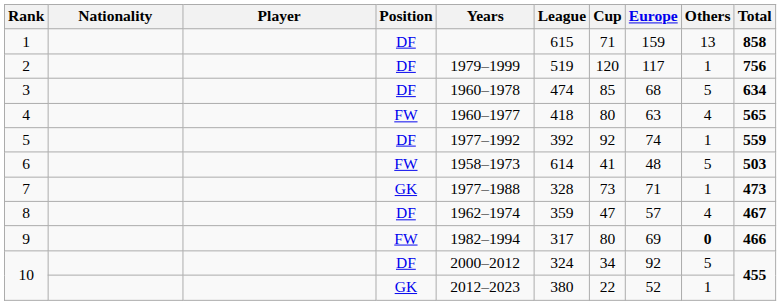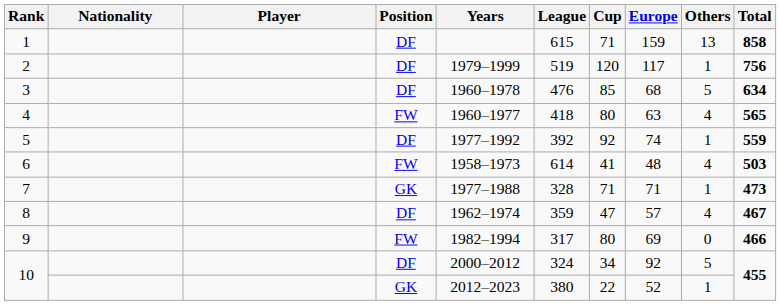(562, 90) 474 -> (562, 90) 476
(708, 164) 5 -> (708, 164) 4
(607, 189) 73 -> (607, 189) 71
(708, 238) bold -> (708, 238) normal
